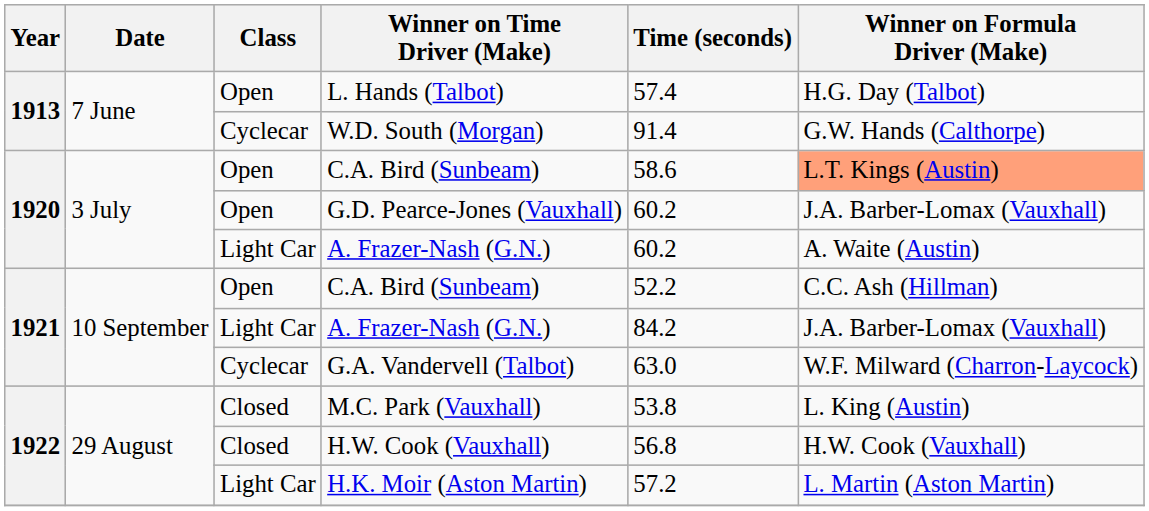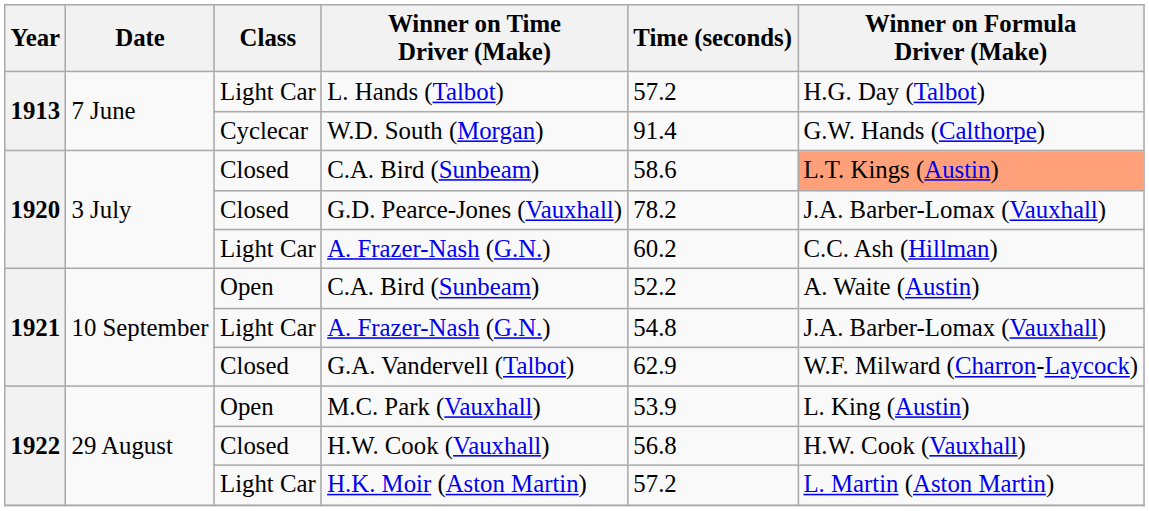(247, 91) Open -> (268, 91) Light Car
(655, 91) 57.4 -> (655, 91) 57.2
(247, 170) Open -> (254, 170) Closed
(247, 209) Open -> (254, 209) Closed
(655, 209) 60.2 -> (655, 209) 78.2
(891, 248) A. Waite (Austin) -> (901, 248) C.C. Ash (Hillman)
(901, 288) C.C. Ash (Hillman) -> (891, 288) A. Waite (Austin)
(655, 327) 84.2 -> (655, 327) 54.8
(264, 366) Cyclecar -> (254, 366) Closed
(655, 366) 63.0 -> (655, 366) 62.9
(254, 406) Closed -> (247, 406) Open
(655, 406) 53.8 -> (655, 406) 53.9
